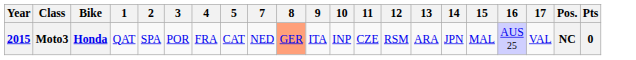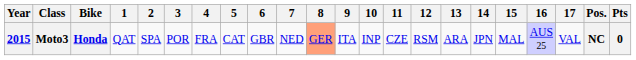+ column: (262, 13)
